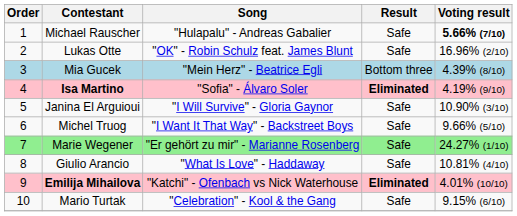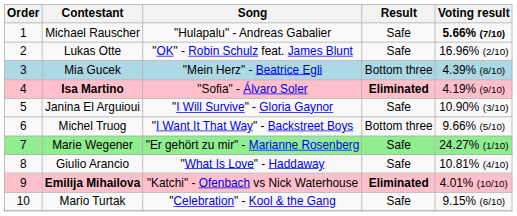(399, 126) Safe -> (399, 126) Bottom three
